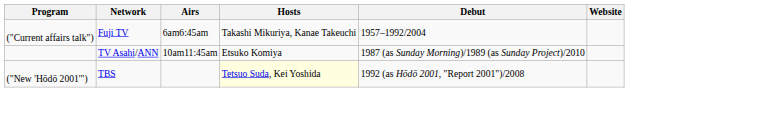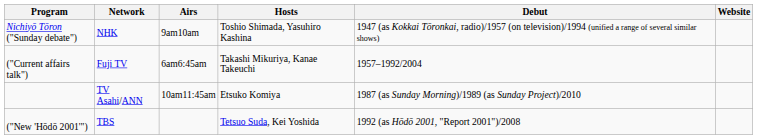+ row: (42, 32)
(271, 73) lightyellow background -> (270, 121) no background
